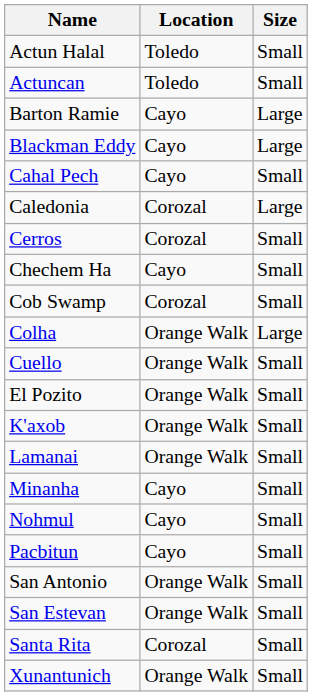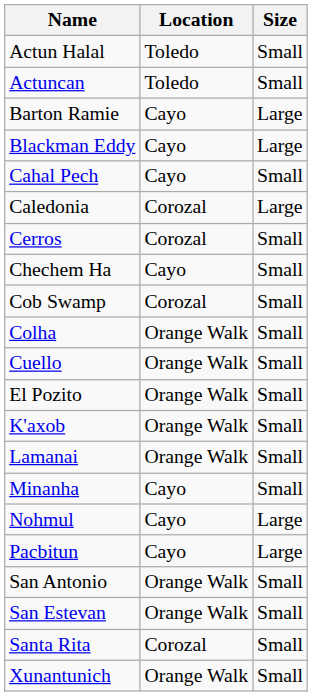(280, 332) Large -> (280, 332) Small
(280, 519) Small -> (280, 519) Large
(280, 550) Small -> (280, 550) Large
